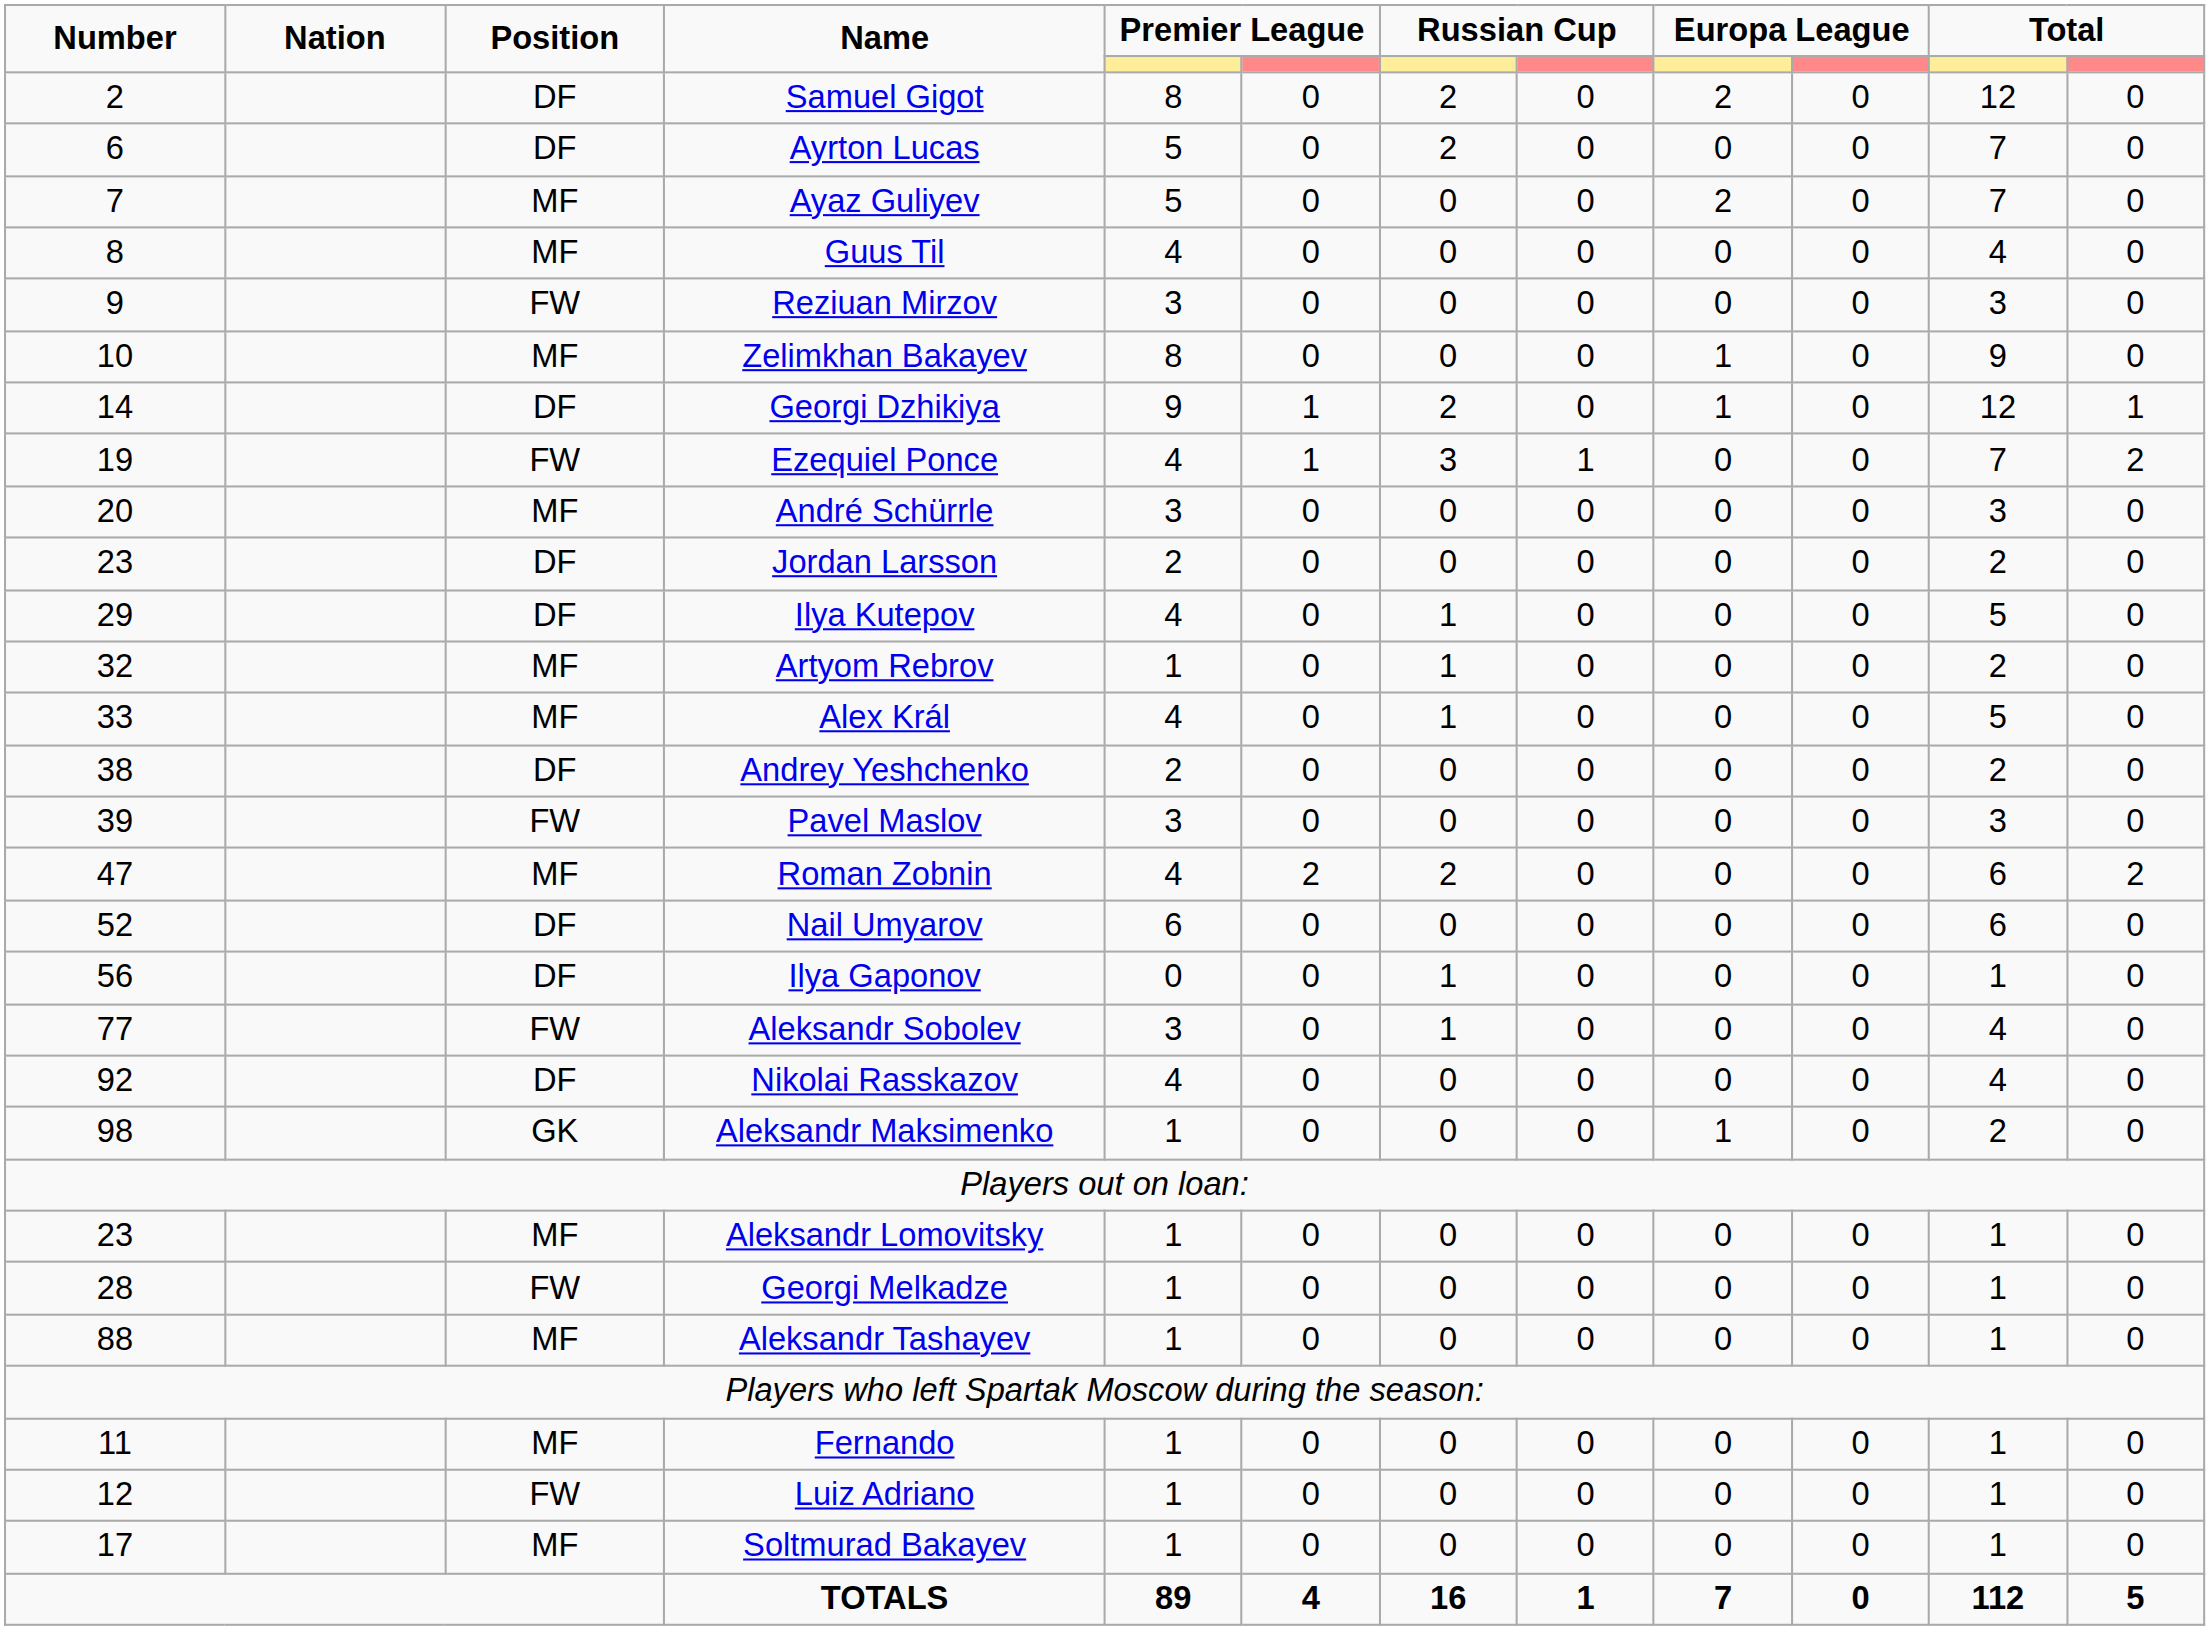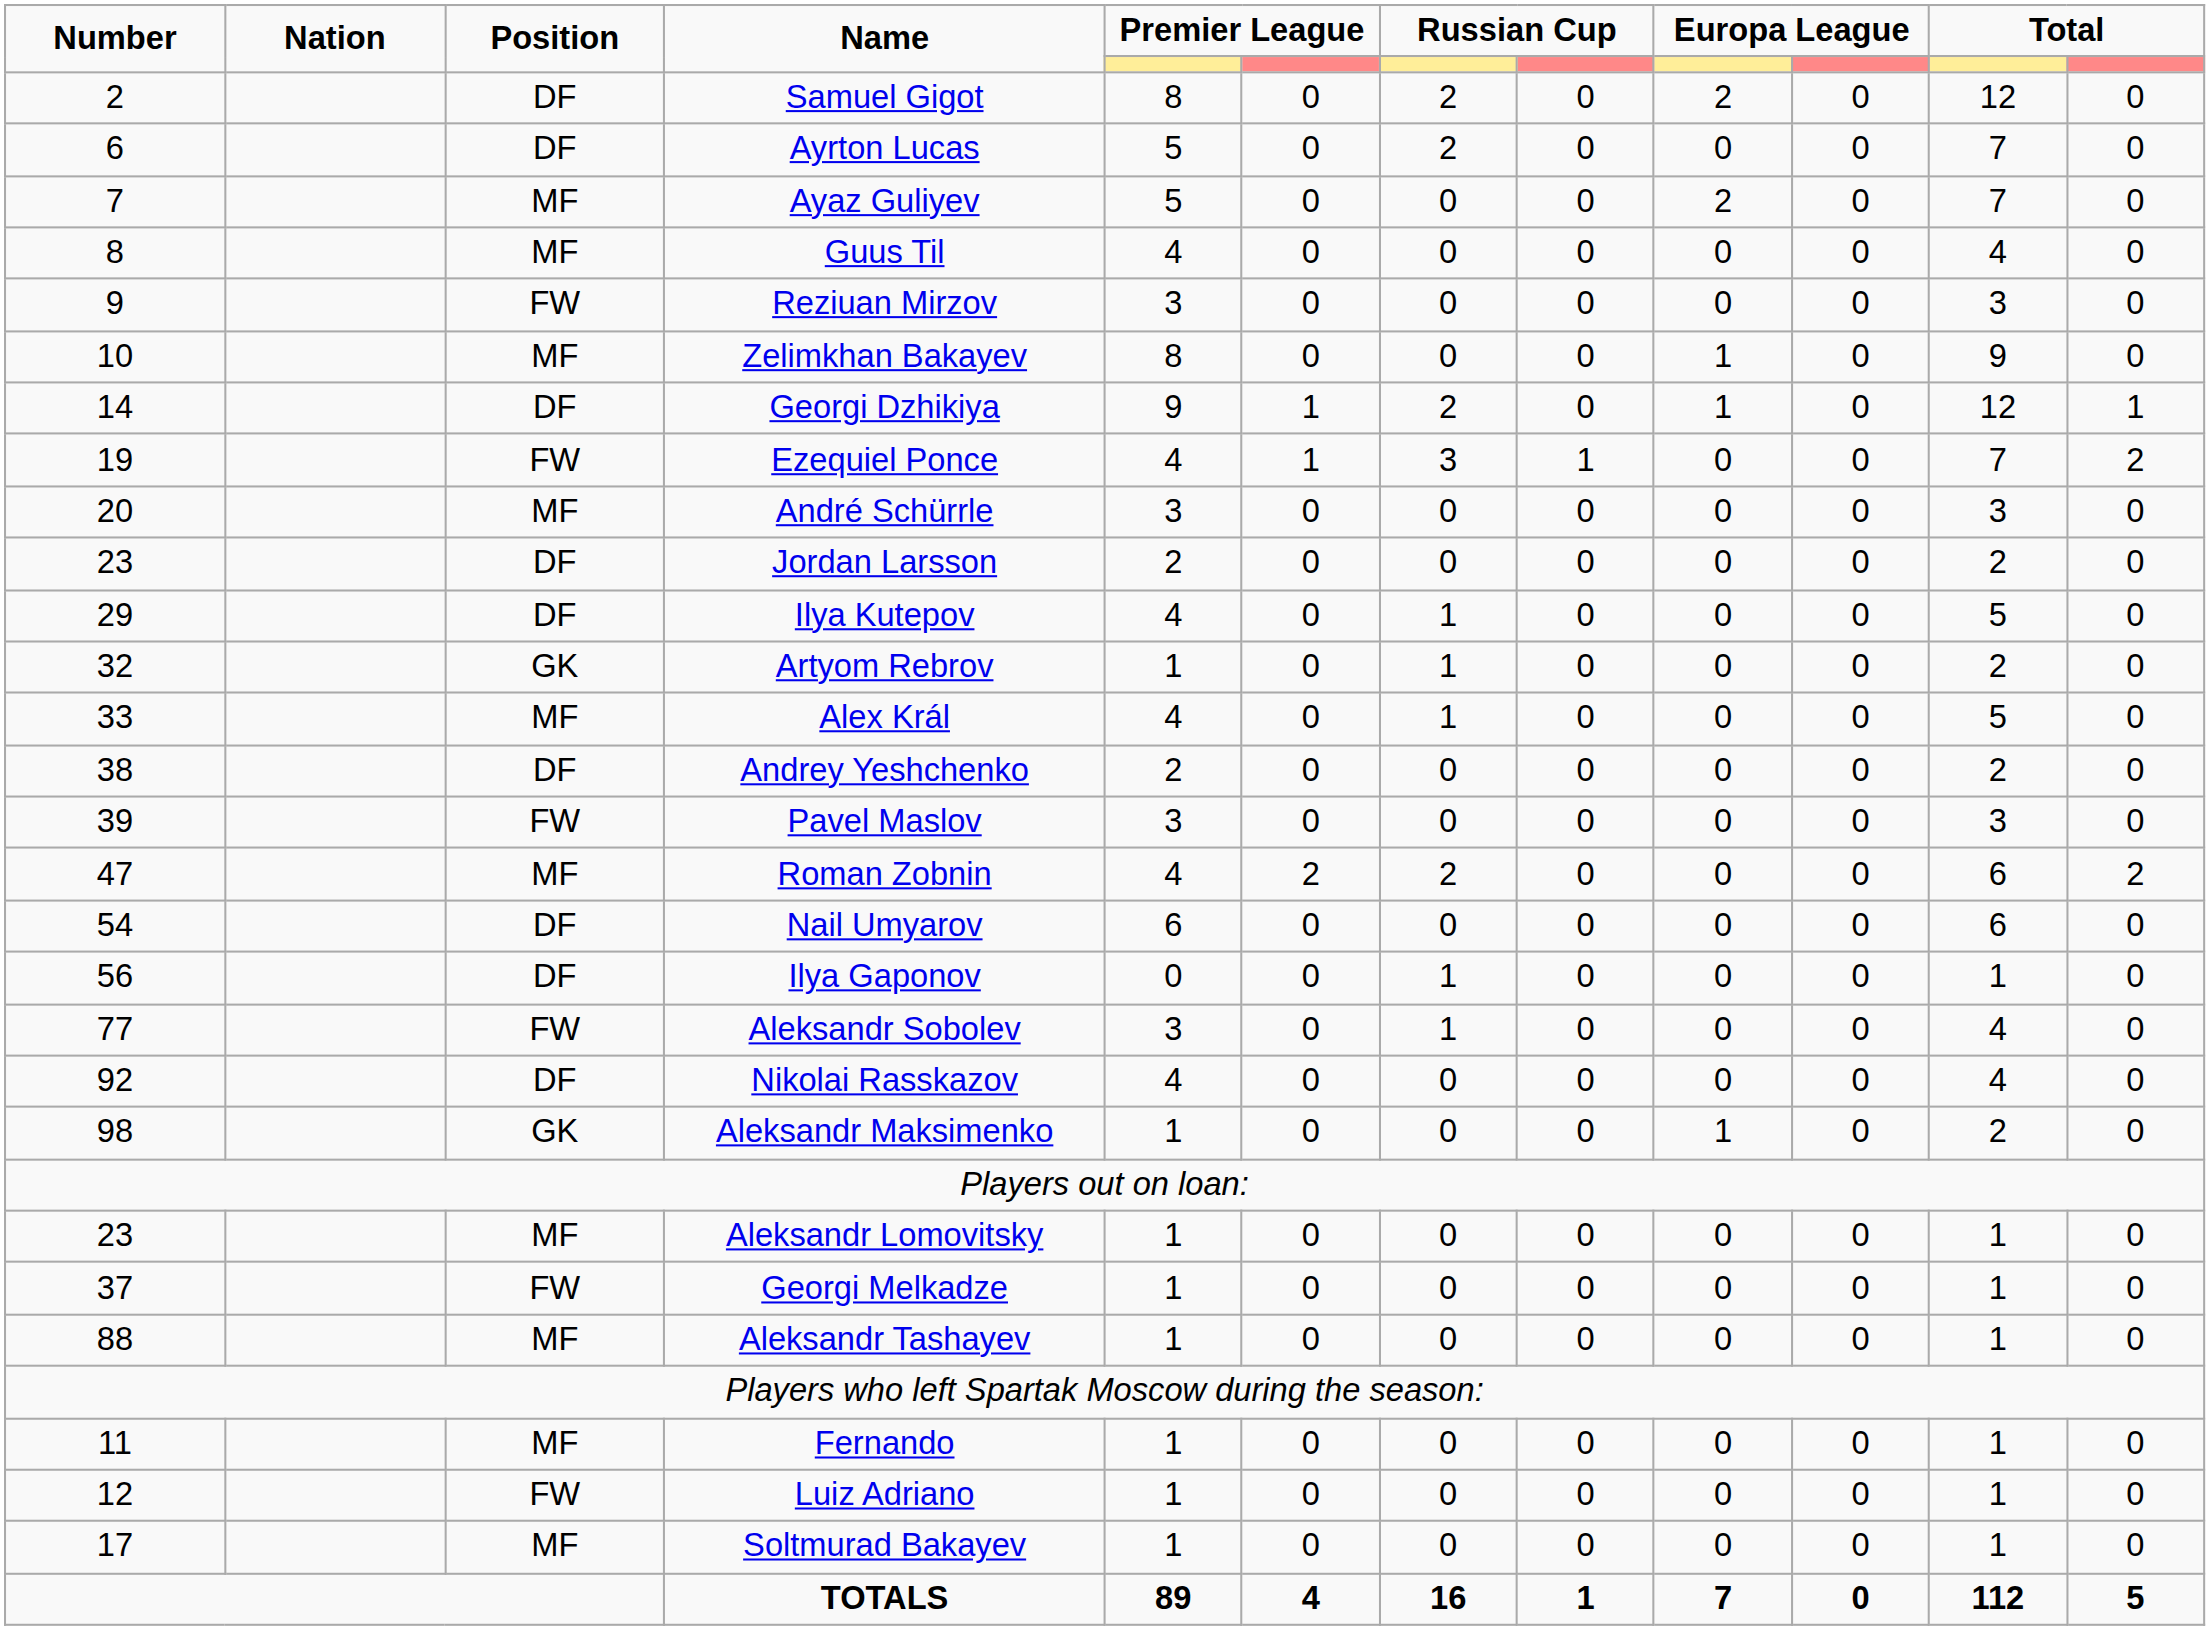(555, 666) MF -> (555, 666) GK
(115, 925) 52 -> (115, 925) 54
(115, 1287) 28 -> (115, 1287) 37
